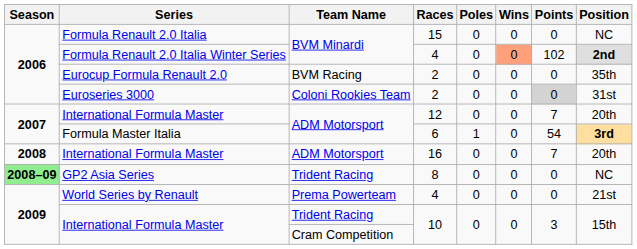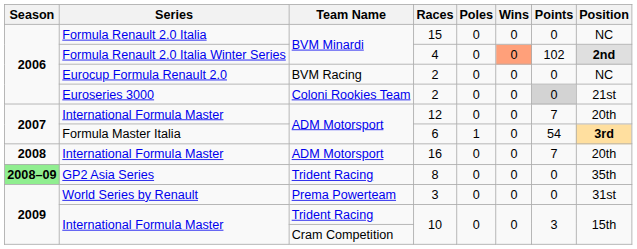(604, 75) 35th -> (604, 75) NC
(604, 94) 31st -> (604, 94) 21st
(604, 174) NC -> (604, 174) 35th
(435, 194) 4 -> (435, 194) 3
(604, 194) 21st -> (604, 194) 31st
